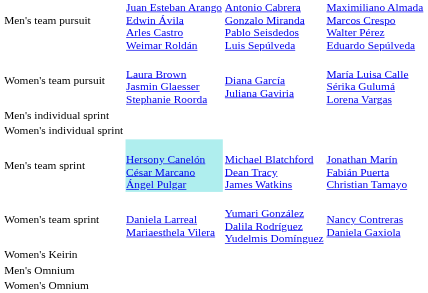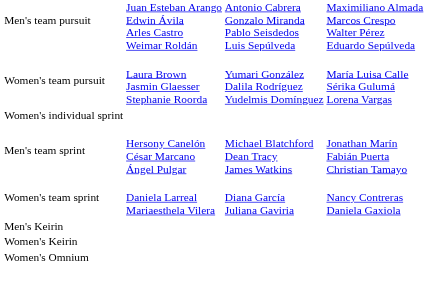(259, 86) Diana García Juliana Gaviria -> (274, 86) Yumari González Dalila Rodríguez Yudelmis Domínguez
- row: (57, 115)
(166, 172) paleturquoise background -> (166, 156) no background
(274, 226) Yumari González Dalila Rodríguez Yudelmis Domínguez -> (259, 204) Diana García Juliana Gaviria
+ row: (34, 226)
- row: (39, 270)
